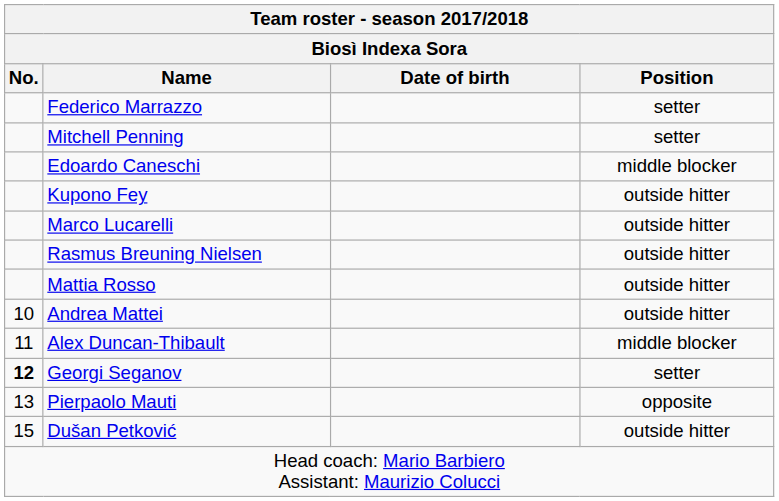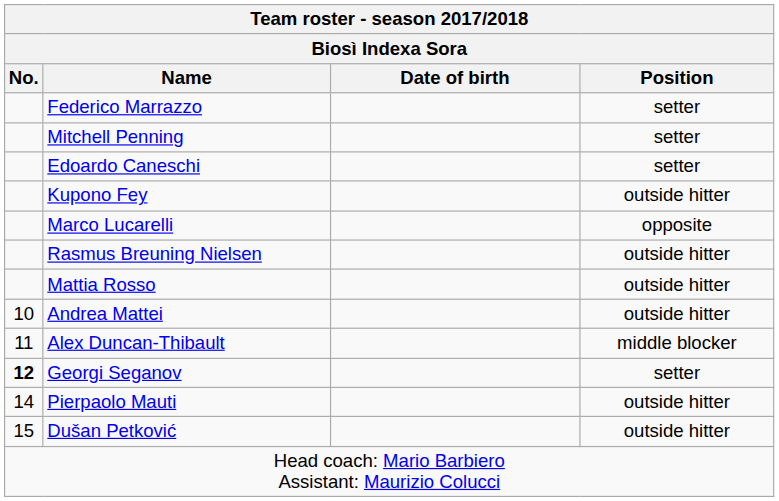(677, 166) middle blocker -> (677, 166) setter
(677, 225) outside hitter -> (677, 225) opposite
(24, 401) 13 -> (24, 401) 14
(677, 401) opposite -> (677, 401) outside hitter
